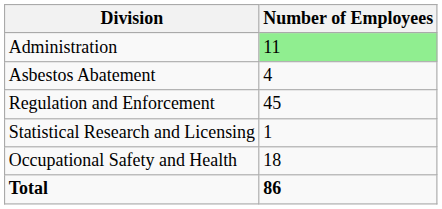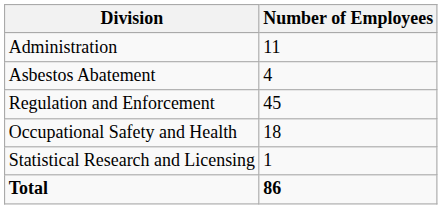(272, 47) lightgreen background -> (272, 47) no background
rows swapped: (132, 132) <-> (123, 160)
